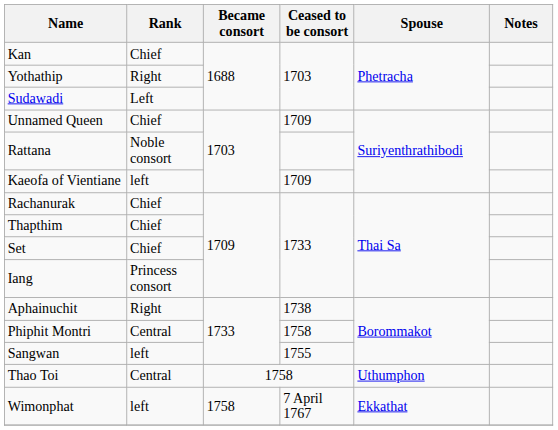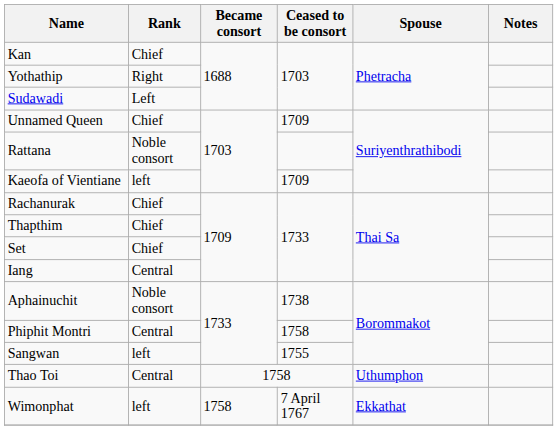(154, 278) Princess consort -> (152, 270) Central
(146, 308) Right -> (152, 300) Noble consort
